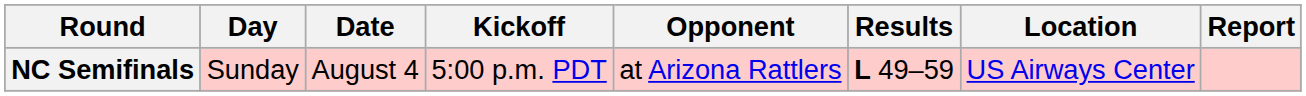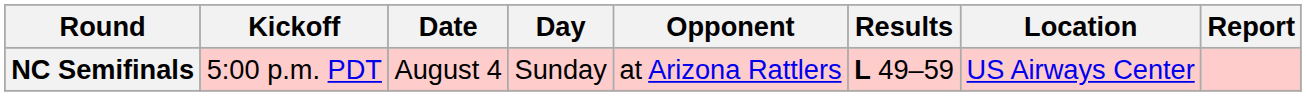columns swapped: (253, 27) <-> (519, 27)
